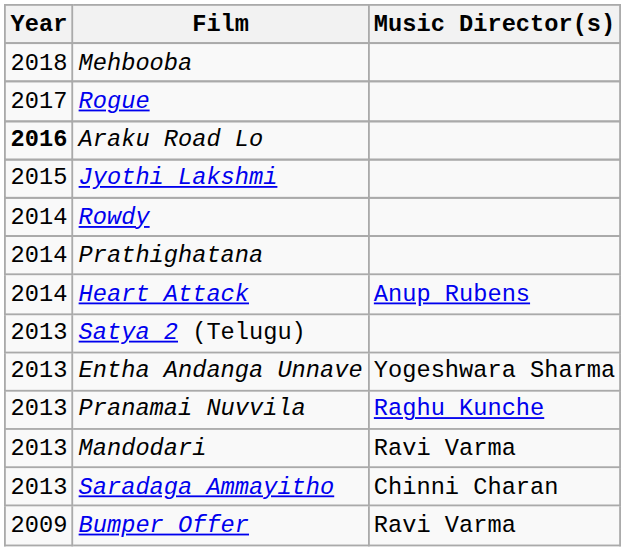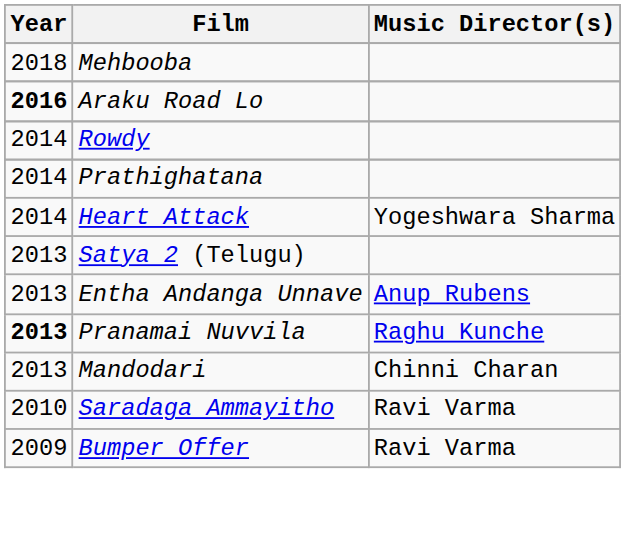- row: (114, 101)
- row: (178, 178)
(452, 294) Anup Rubens -> (495, 217) Yogeshwara Sharma
(495, 371) Yogeshwara Sharma -> (452, 294) Anup Rubens
(39, 410) normal -> (39, 333) bold
(445, 448) Ravi Varma -> (466, 371) Chinni Charan
(39, 487) 2013 -> (39, 410) 2010
(466, 487) Chinni Charan -> (445, 410) Ravi Varma
